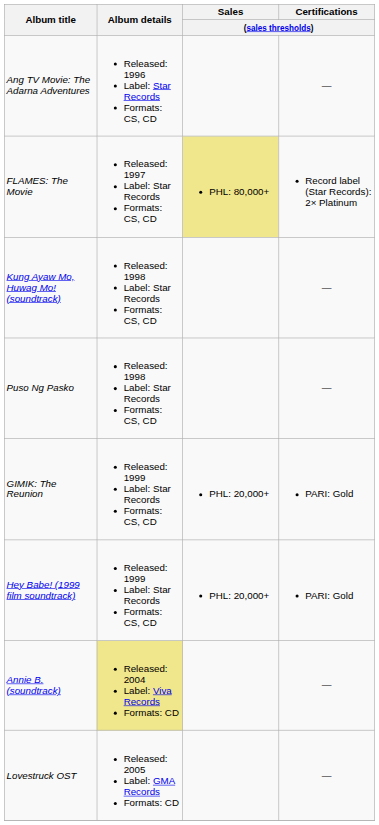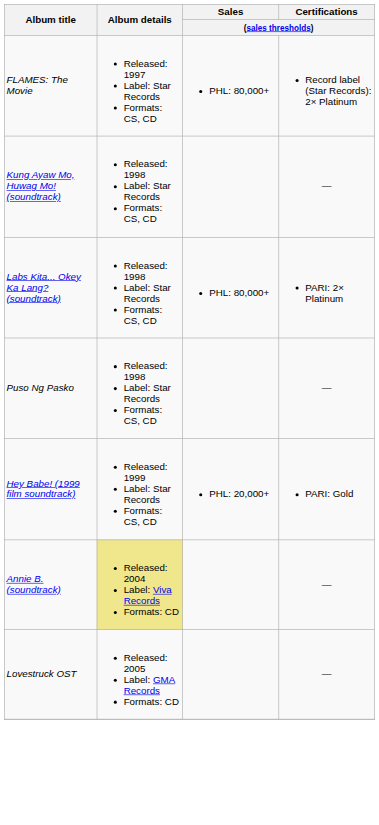- row: (48, 85)
(231, 192) khaki background -> (231, 91) no background
+ row: (44, 287)
- row: (32, 489)
